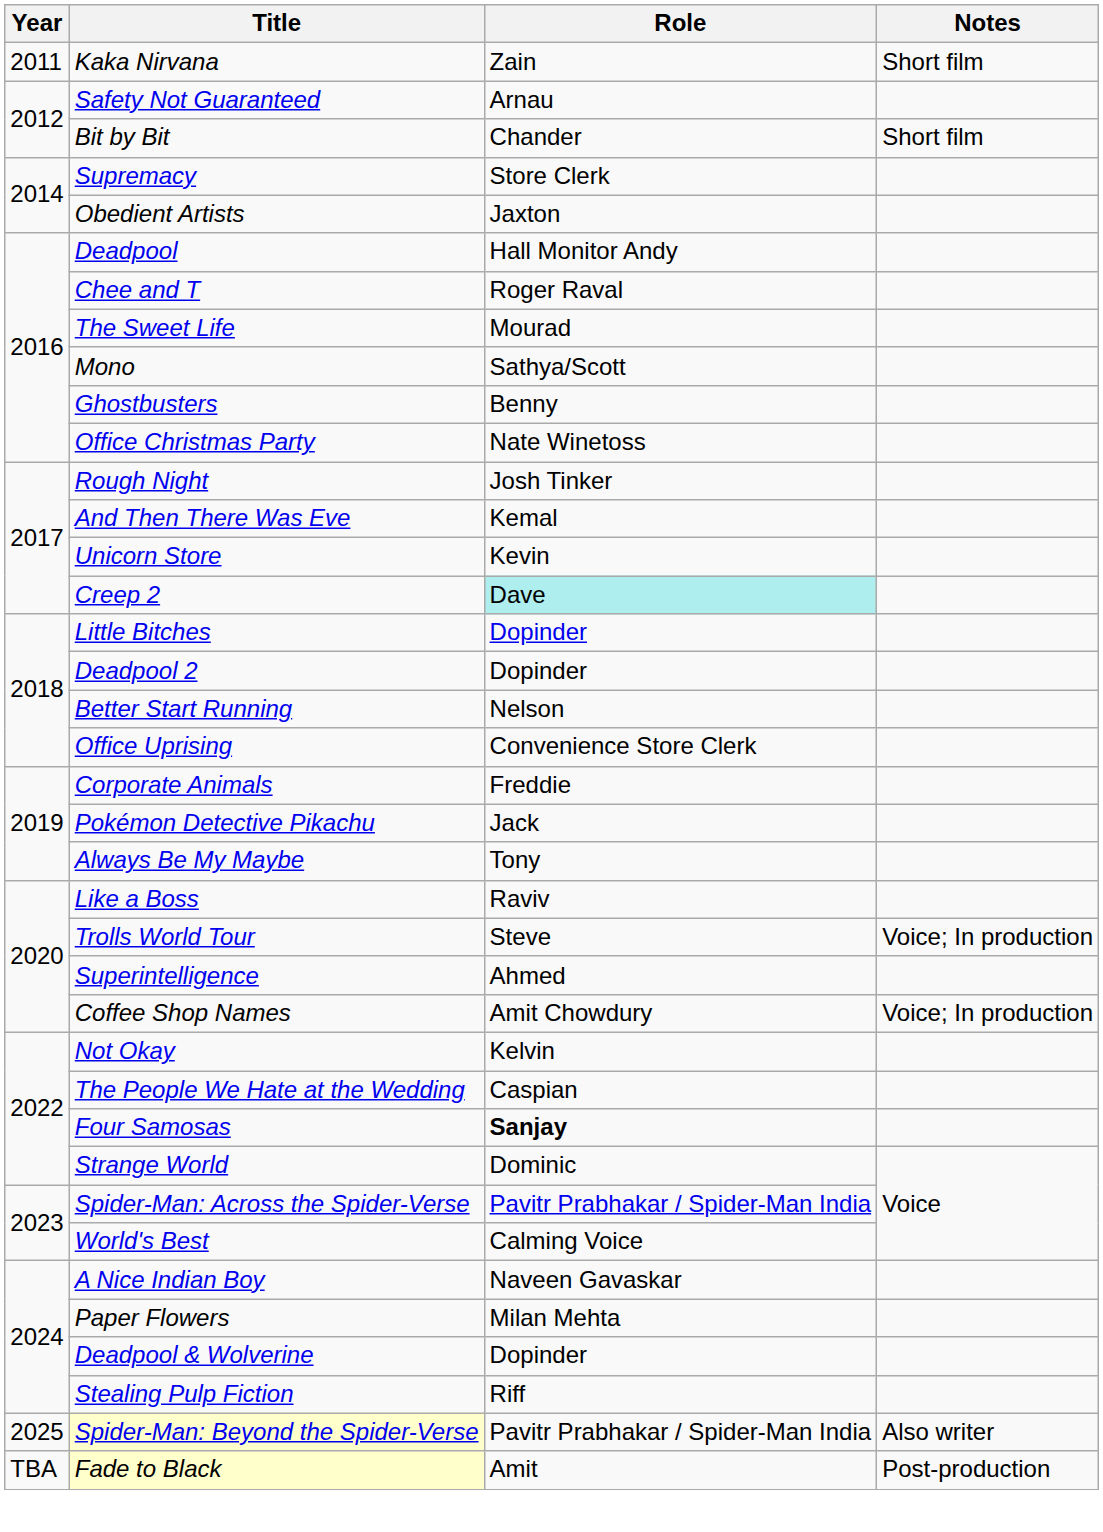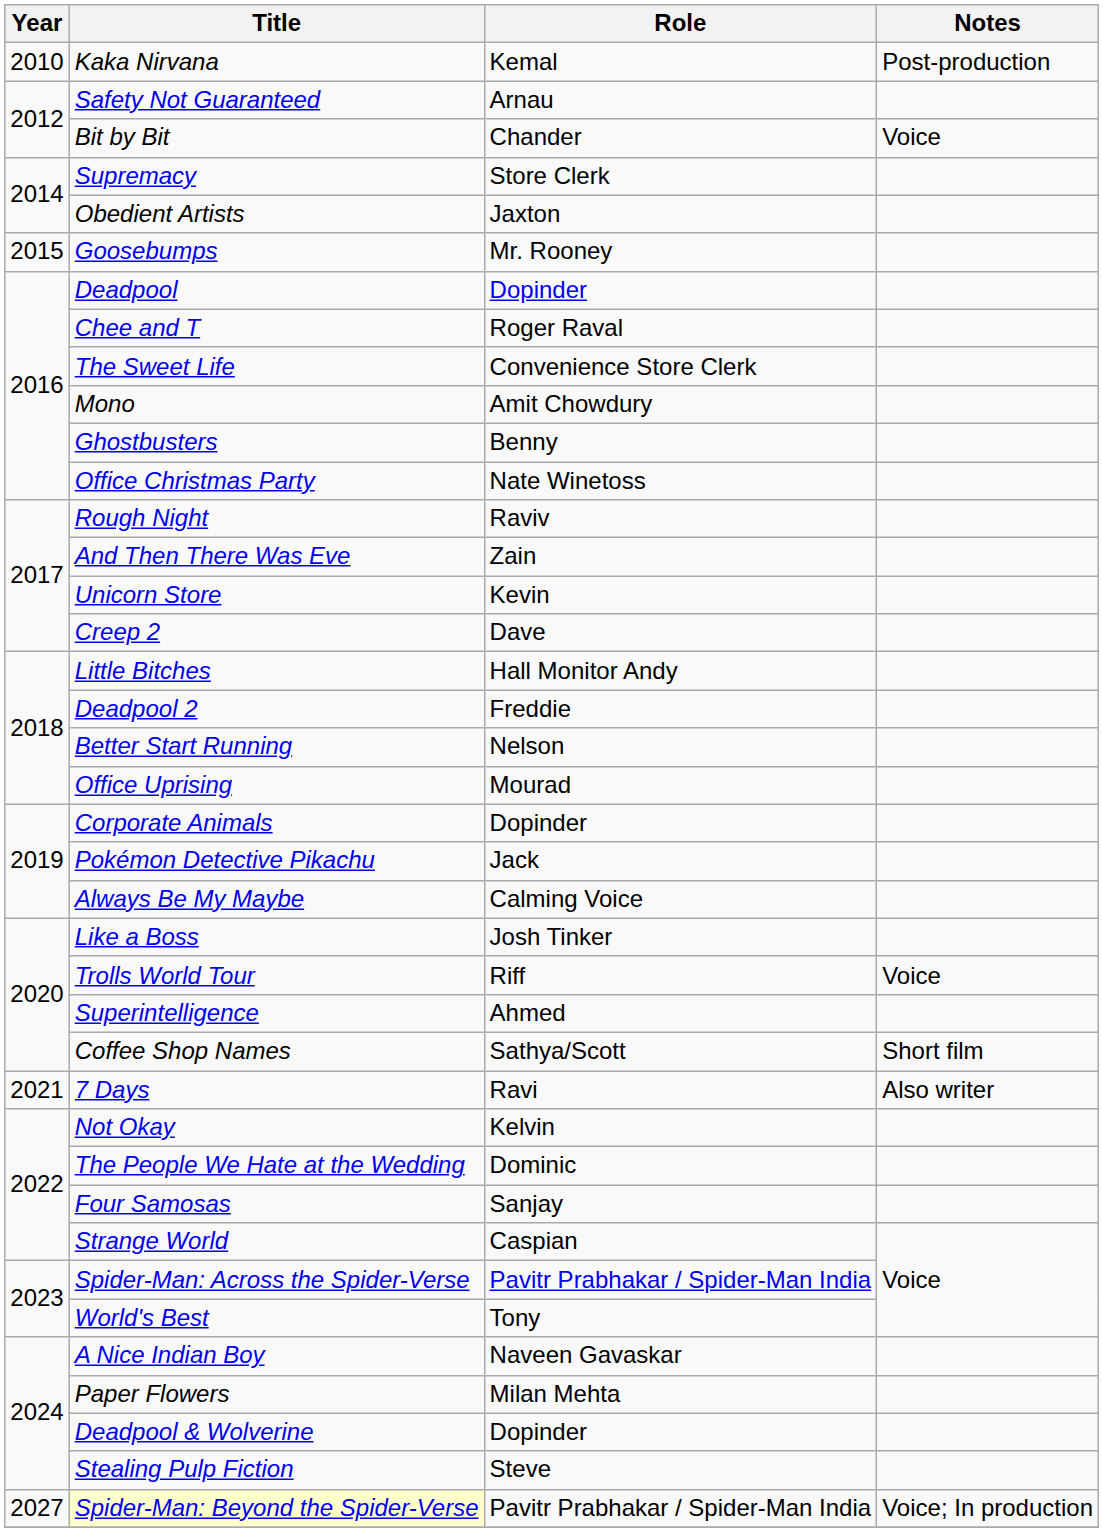(36, 61) 2011 -> (37, 61) 2010
(513, 61) Zain -> (524, 61) Kemal
(933, 61) Short film -> (966, 61) Post-production
(933, 137) Short film -> (912, 137) Voice
+ row: (146, 251)
(584, 251) Hall Monitor Andy -> (538, 289) Dopinder
(530, 328) Mourad -> (623, 366) Convenience Store Clerk
(558, 366) Sathya/Scott -> (571, 404) Amit Chowdury
(551, 480) Josh Tinker -> (520, 518) Raviv
(524, 518) Kemal -> (513, 556) Zain
(518, 594) paleturquoise background -> (518, 632) no background
(538, 632) Dopinder -> (584, 670) Hall Monitor Andy
(538, 670) Dopinder -> (530, 708) Freddie
(623, 746) Convenience Store Clerk -> (530, 784) Mourad
(530, 784) Freddie -> (538, 822) Dopinder
(515, 860) Tony -> (566, 898) Calming Voice
(520, 898) Raviv -> (551, 937) Josh Tinker
(520, 937) Steve -> (507, 975) Riff
(988, 937) Voice; In production -> (912, 975) Voice
(571, 1013) Amit Chowdury -> (558, 1051) Sathya/Scott
(988, 1013) Voice; In production -> (933, 1051) Short film
+ row: (112, 1089)
(534, 1089) Caspian -> (533, 1165) Dominic
(528, 1127) bold -> (526, 1203) normal
(533, 1165) Dominic -> (534, 1241) Caspian
(566, 1241) Calming Voice -> (515, 1317) Tony
(507, 1393) Riff -> (520, 1469) Steve
(37, 1431) 2025 -> (37, 1507) 2027
(938, 1431) Also writer -> (988, 1507) Voice; In production
- row: (148, 1469)
